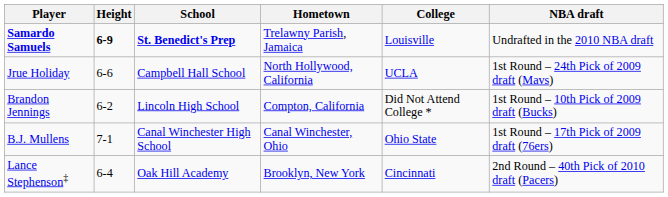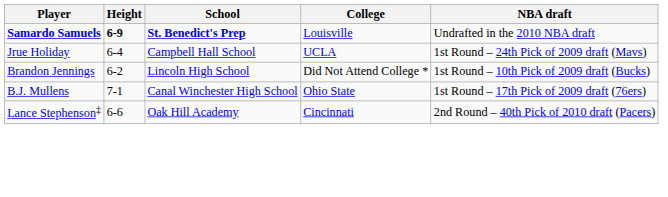- column: (321, 14)
(105, 73) 6-6 -> (115, 52) 6-4
(105, 173) 6-4 -> (115, 112) 6-6
